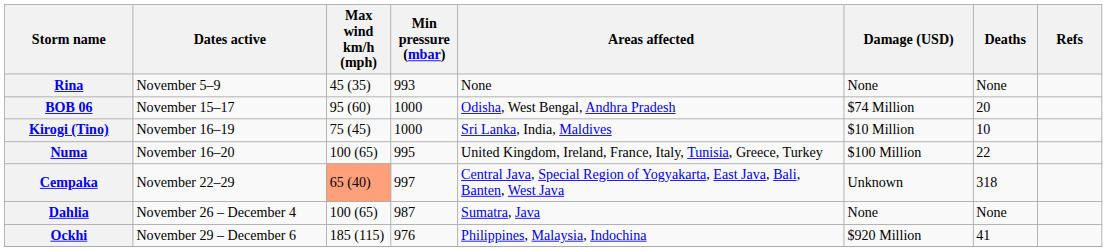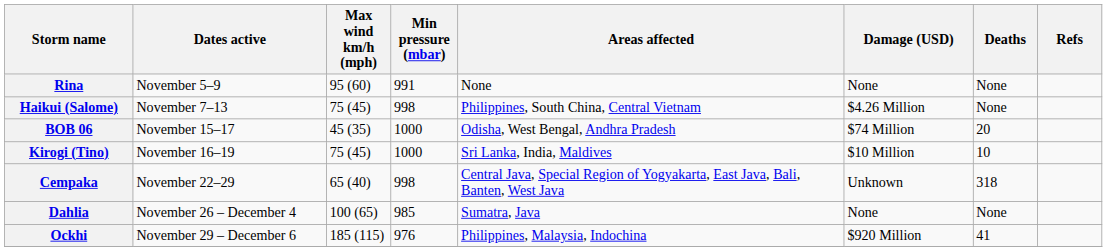(350, 85) 45 (35) -> (350, 85) 95 (60)
(405, 85) 993 -> (405, 85) 991
+ row: (69, 107)
(350, 107) 95 (60) -> (350, 130) 45 (35)
- row: (69, 152)
(350, 182) lightsalmon background -> (350, 182) no background
(405, 182) 997 -> (405, 182) 998
(405, 213) 987 -> (405, 213) 985
